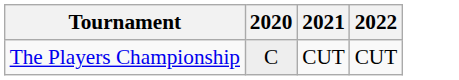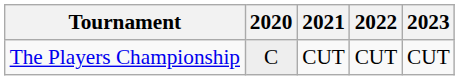+ column: (428, 22)
